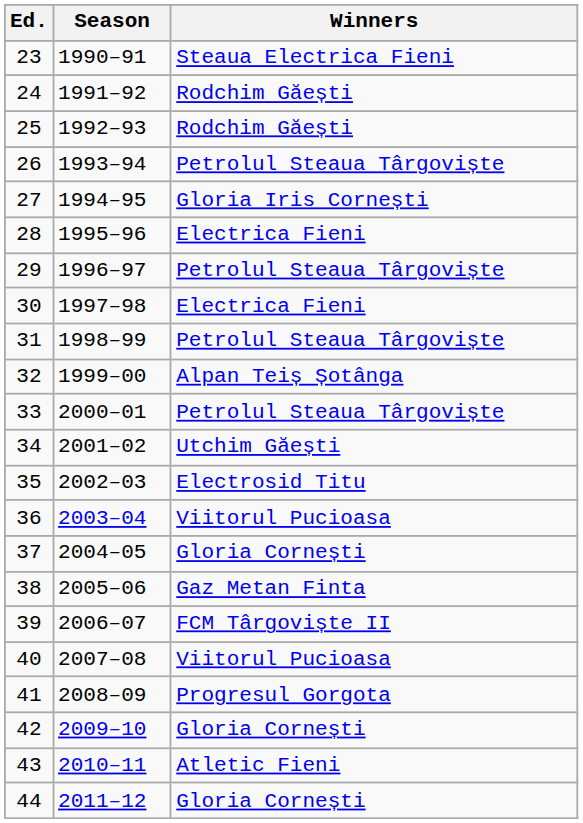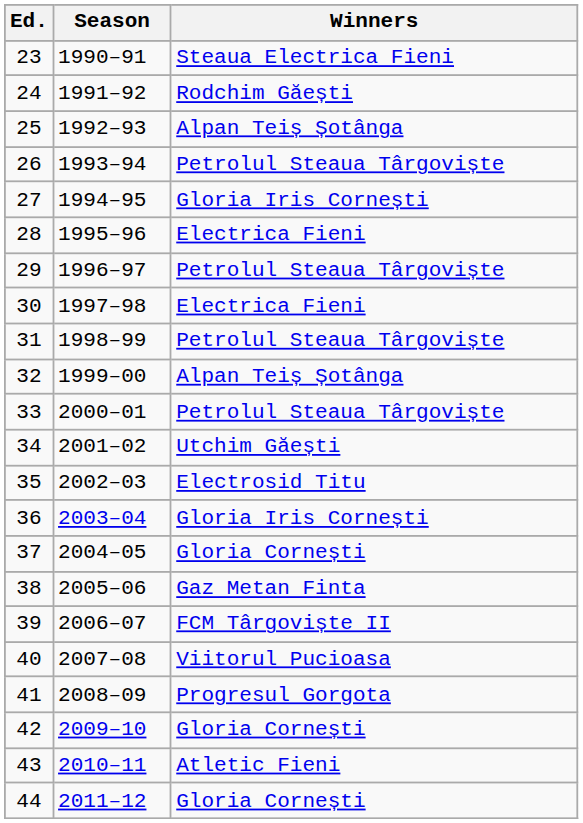(265, 128) Rodchim Găești -> (290, 128) Alpan Teiș Șotânga
(284, 518) Viitorul Pucioasa -> (302, 518) Gloria Iris Cornești
